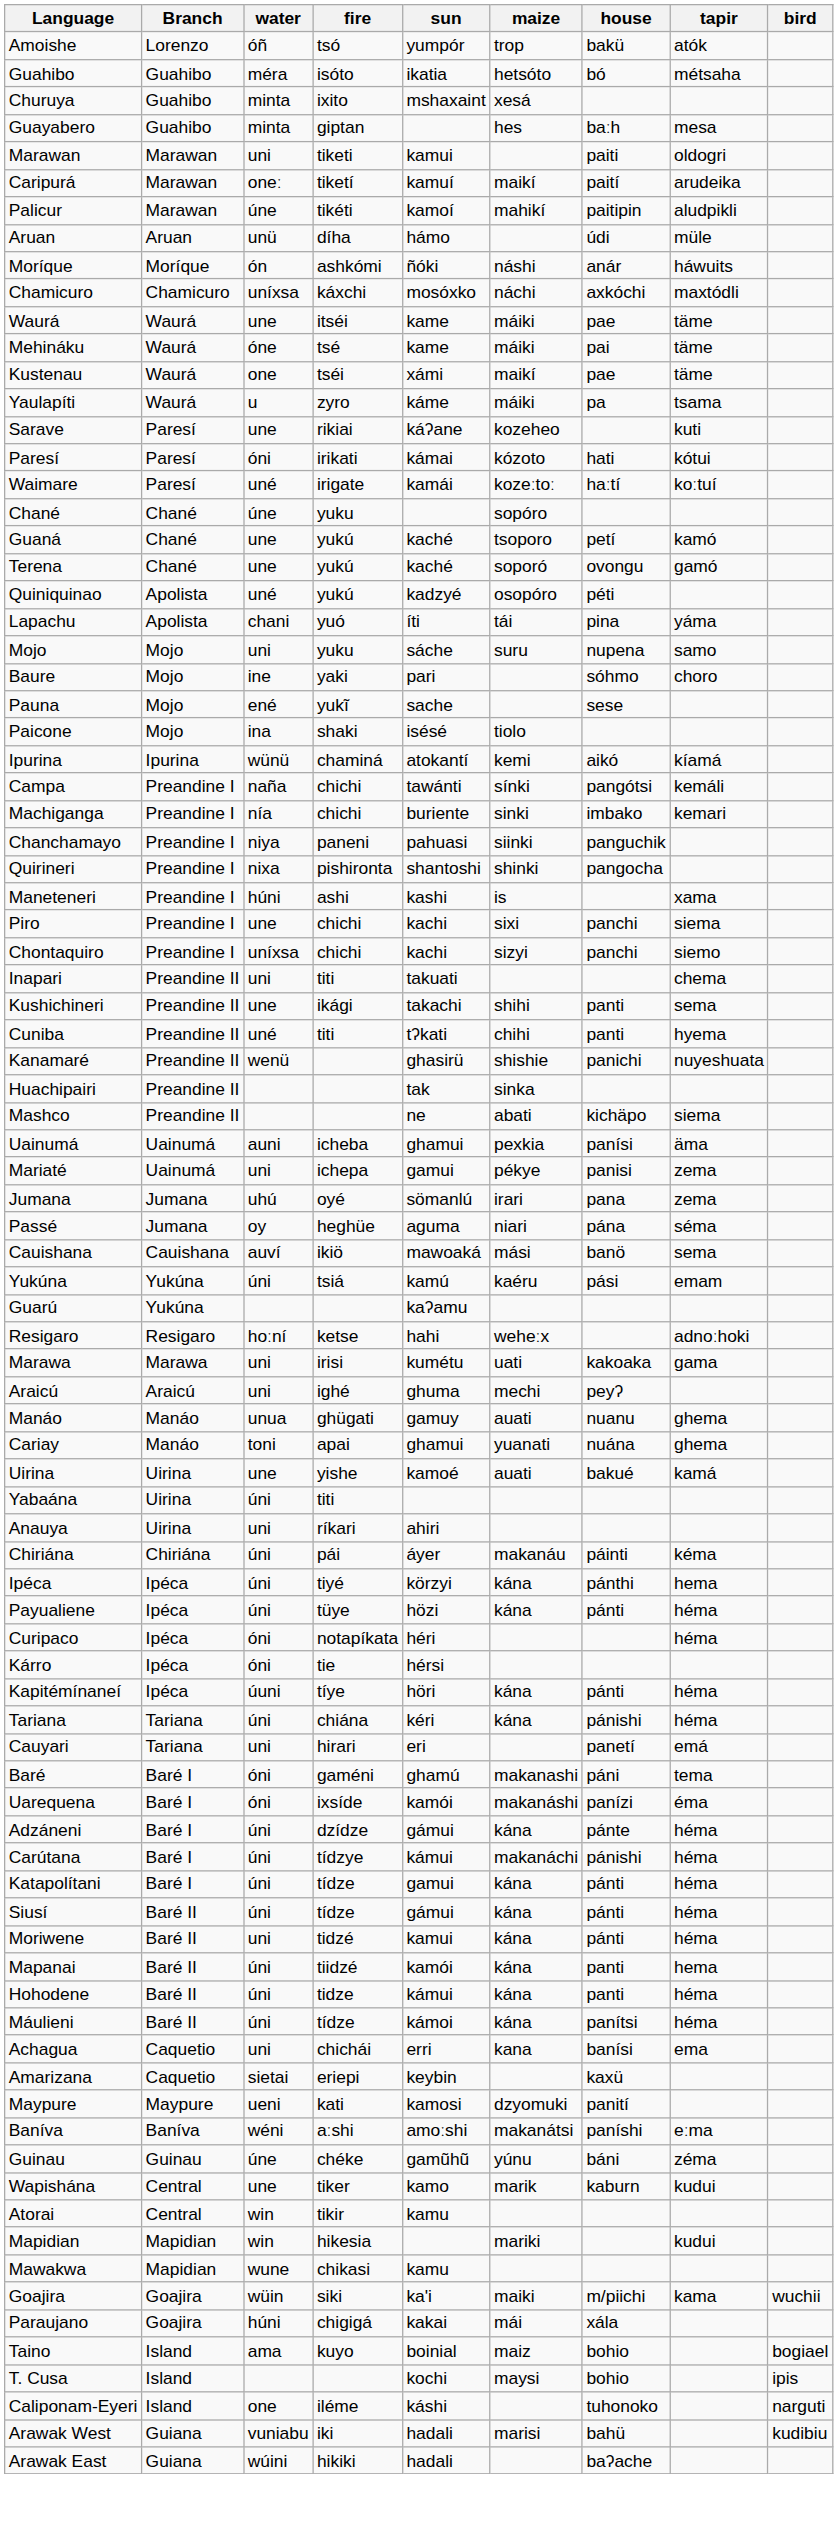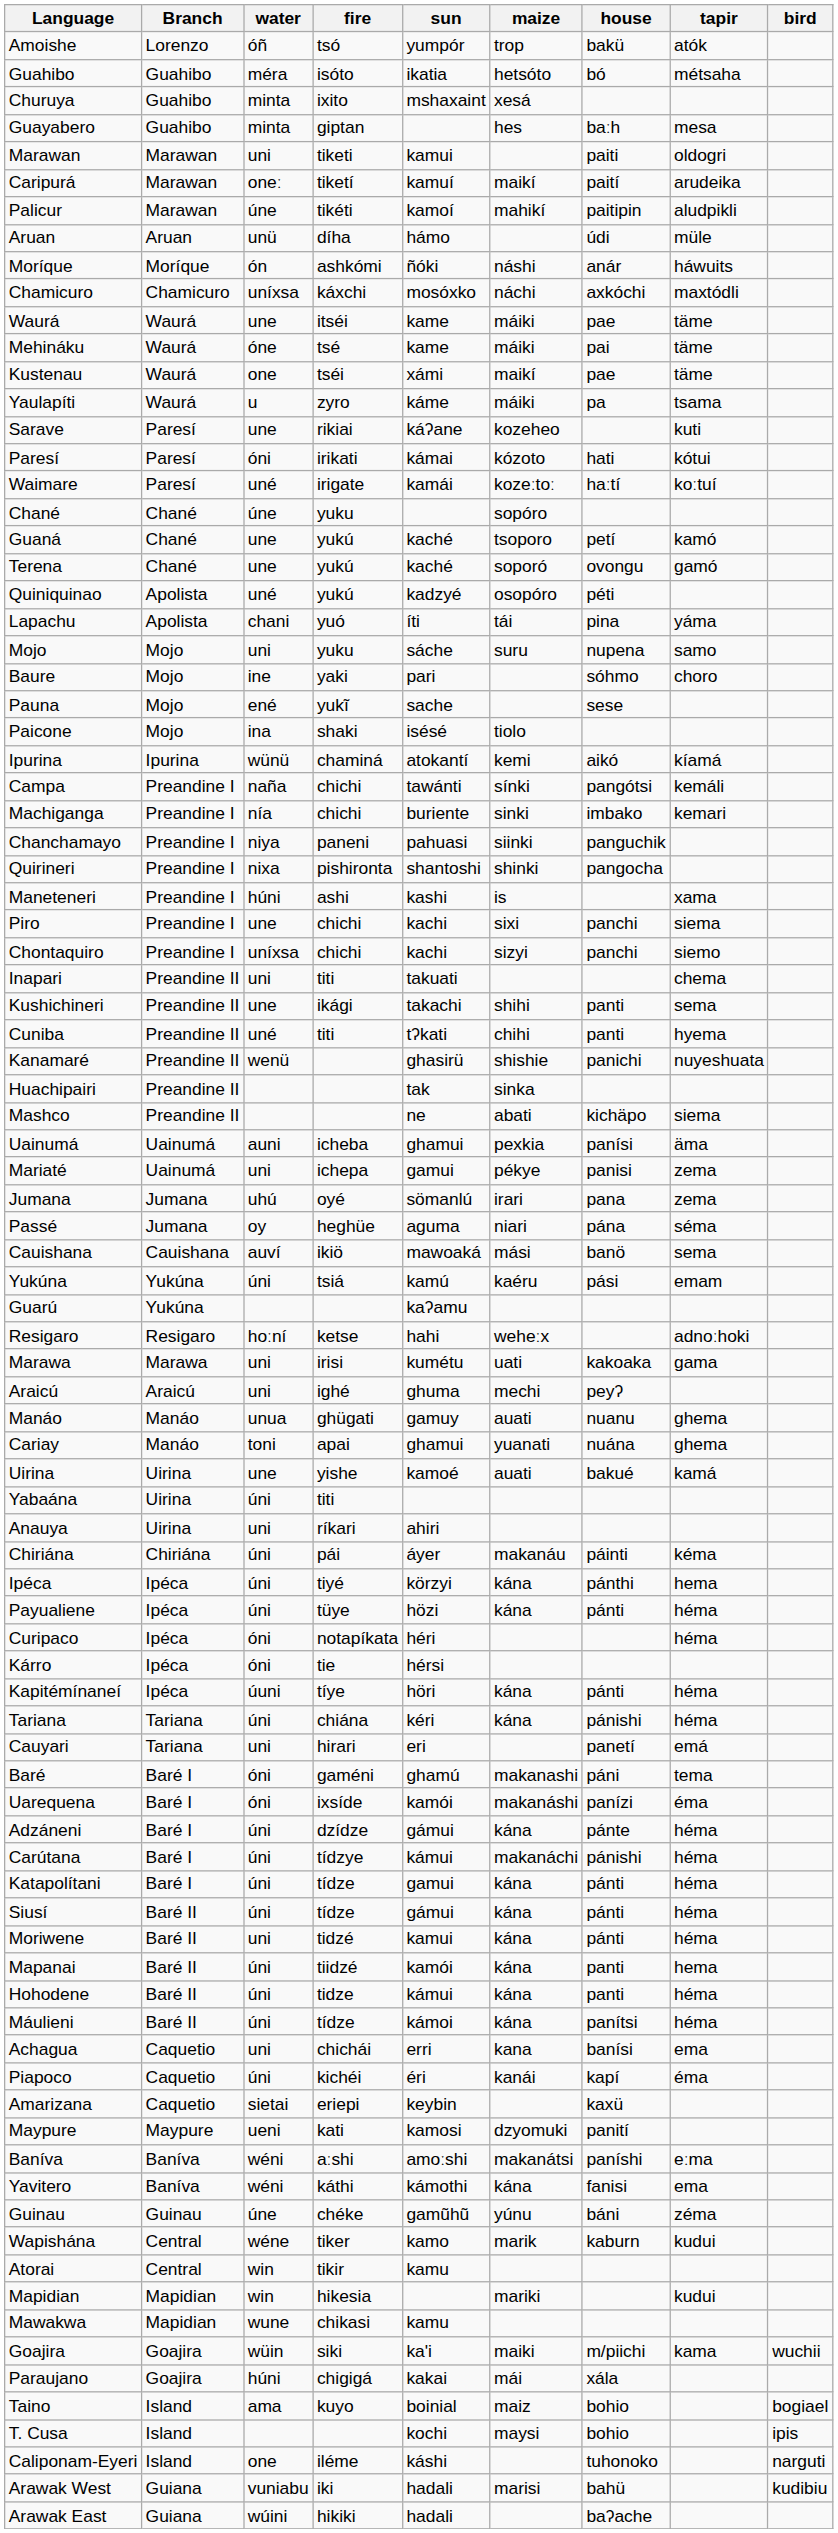+ row: (40, 2076)
+ row: (40, 2186)
(262, 2186) une -> (268, 2241) wéne
